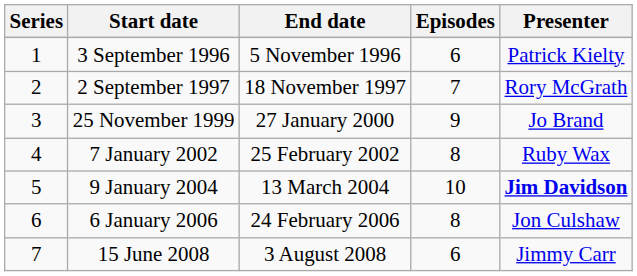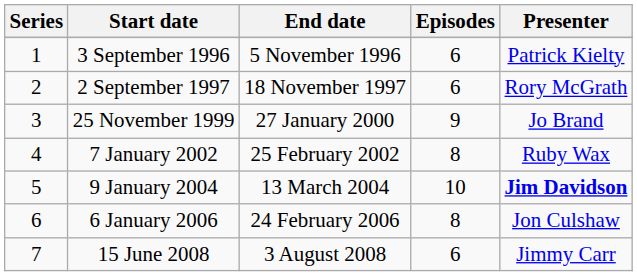(455, 87) 7 -> (455, 87) 6
